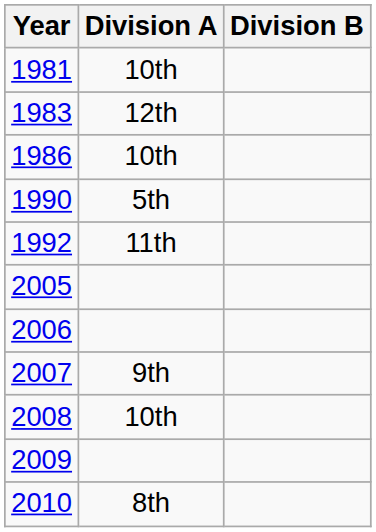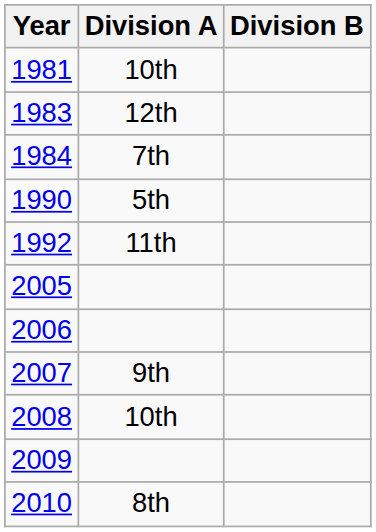+ row: (42, 156)
- row: (42, 156)
